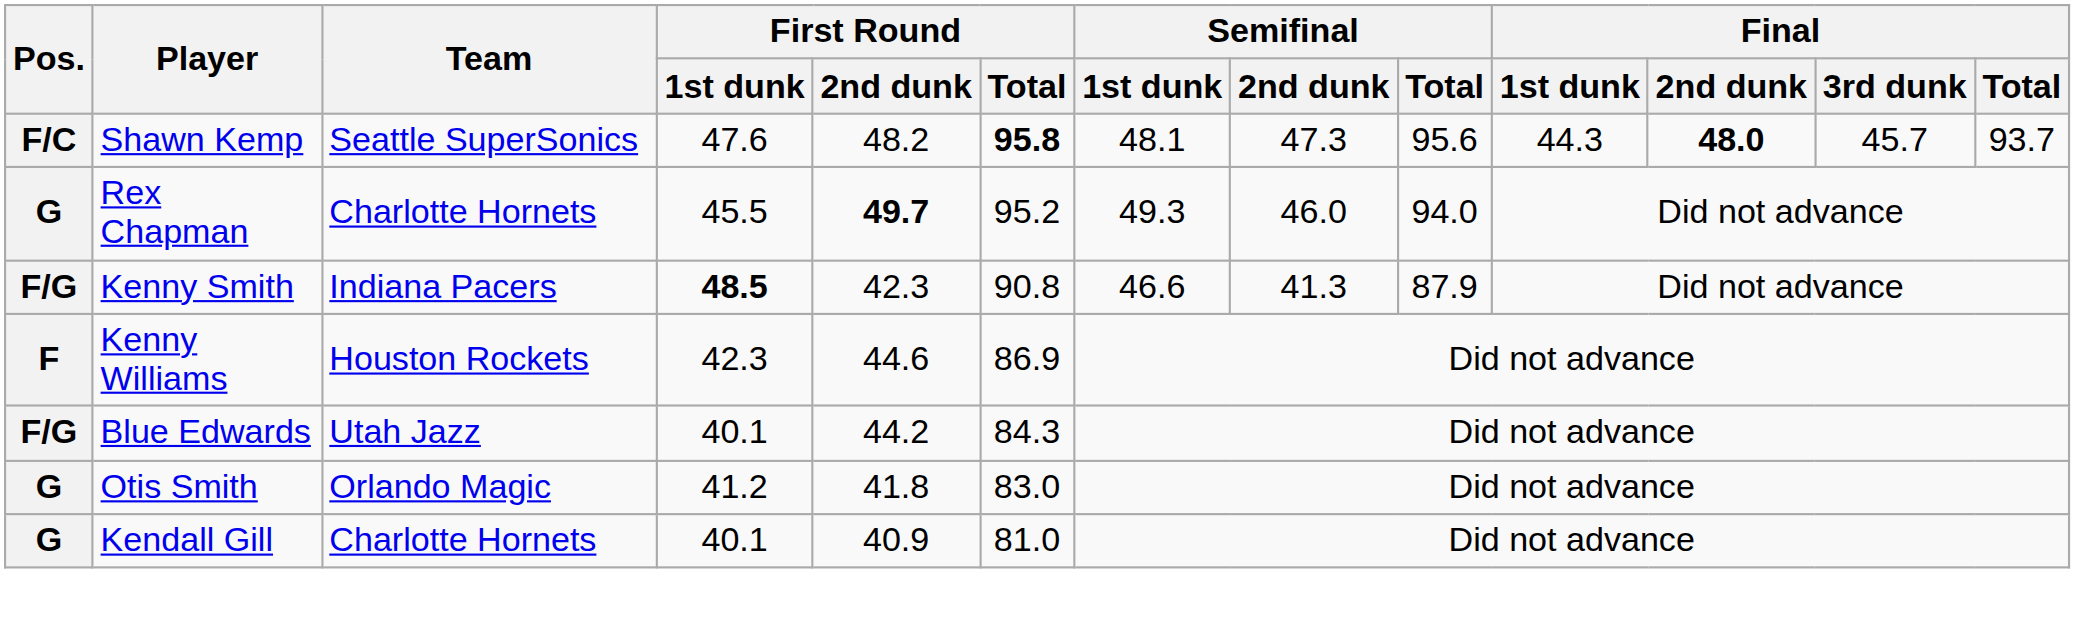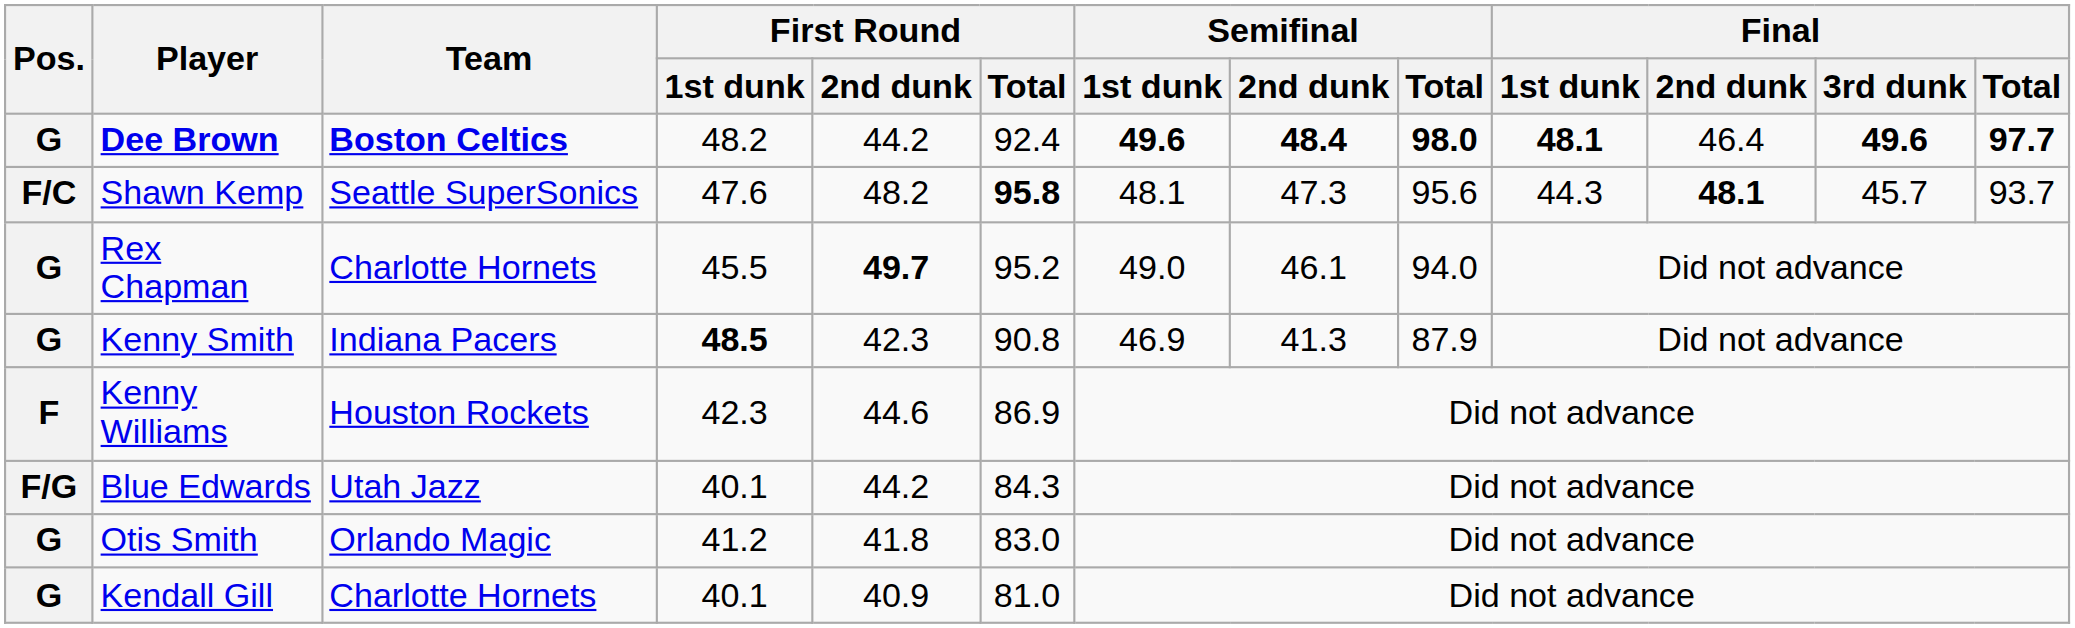+ row: (190, 139)
(1731, 139) 48.0 -> (1731, 193) 48.1
(1152, 212) 49.3 -> (1152, 266) 49.0
(1314, 212) 46.0 -> (1314, 266) 46.1
(49, 286) F/G -> (49, 340) G
(1152, 286) 46.6 -> (1152, 340) 46.9
